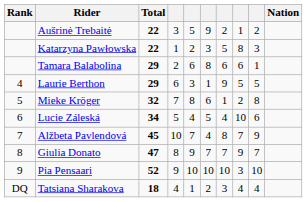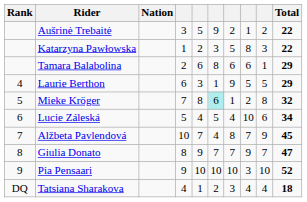columns swapped: (283, 13) <-> (153, 13)
(208, 100) no background -> (216, 100) paleturquoise background
